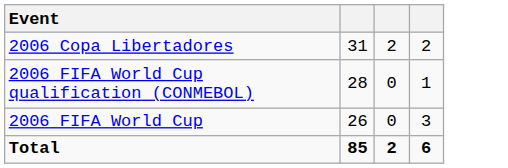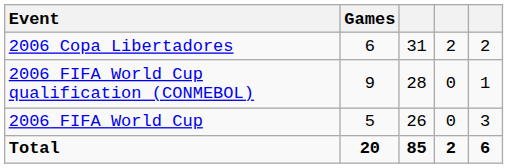+ column: (370, 19)
